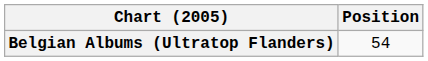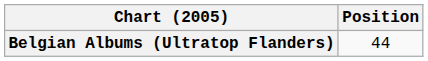(381, 44) 54 -> (381, 44) 44
